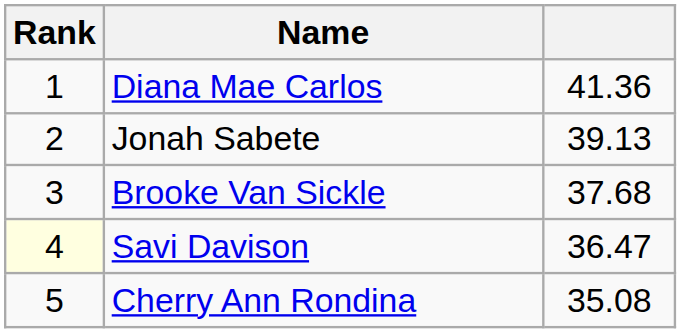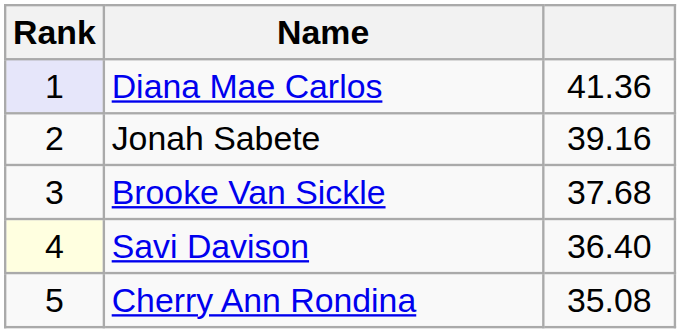(54, 86) no background -> (54, 86) lavender background
(609, 139) 39.13 -> (609, 139) 39.16
(609, 246) 36.47 -> (609, 246) 36.40
